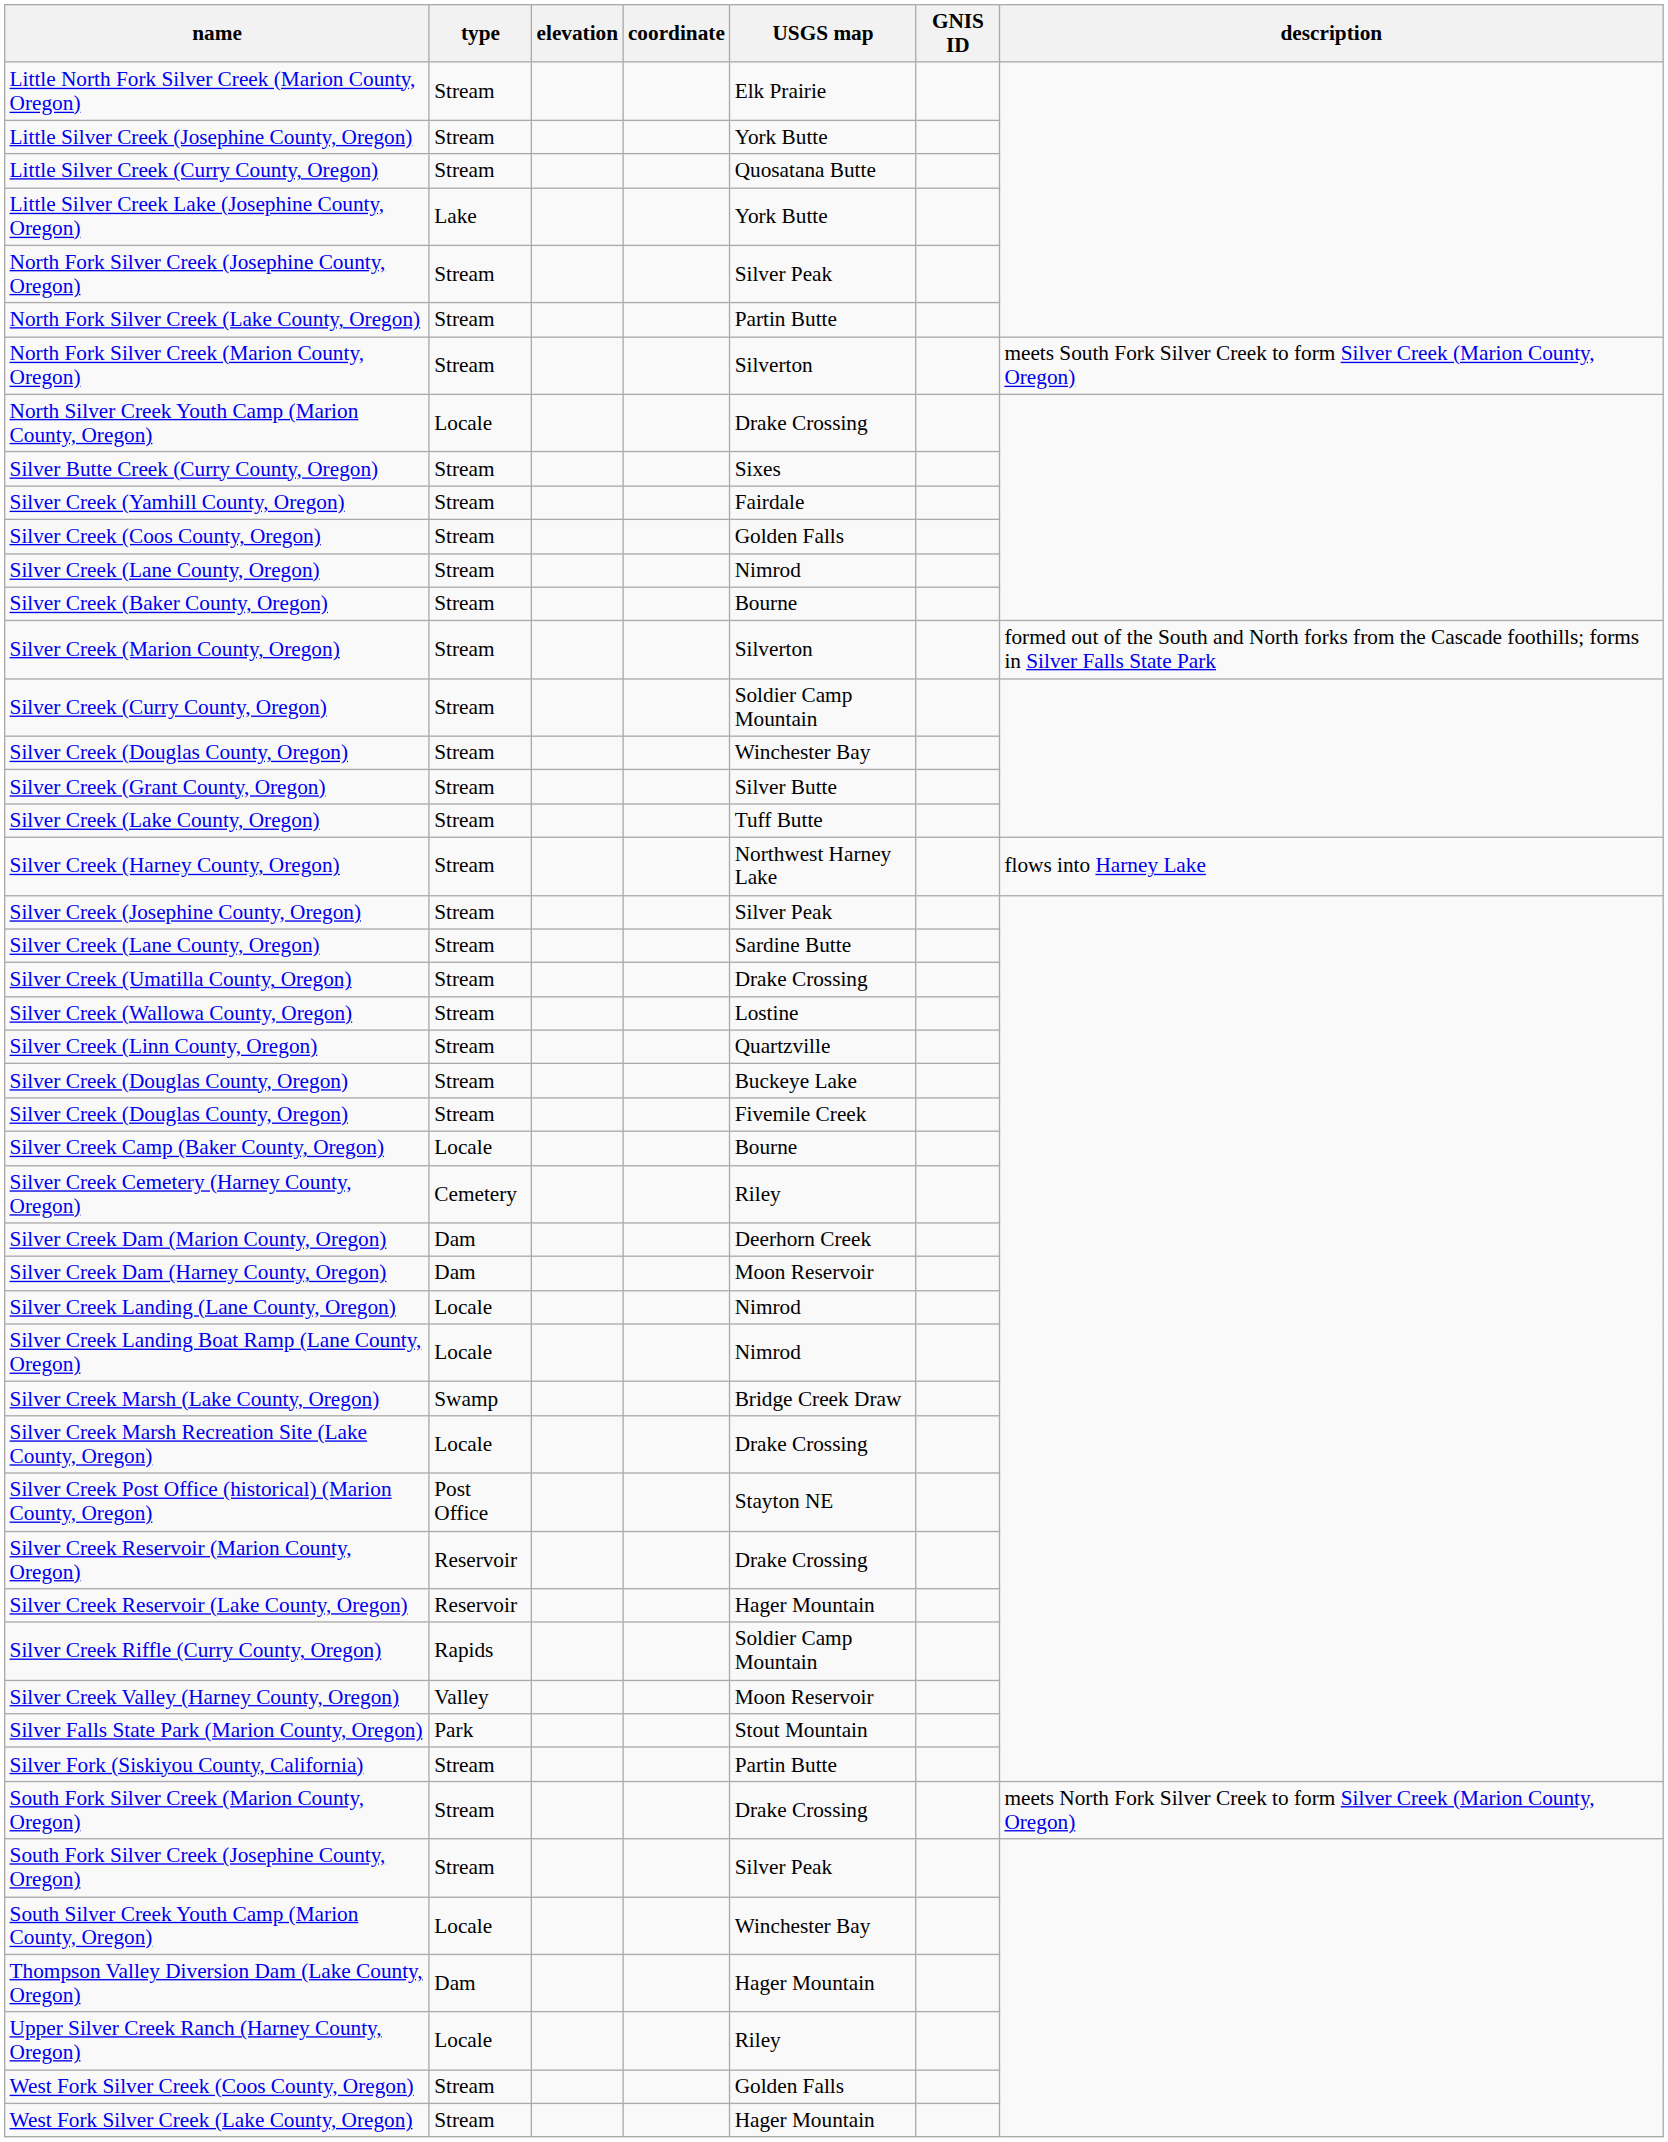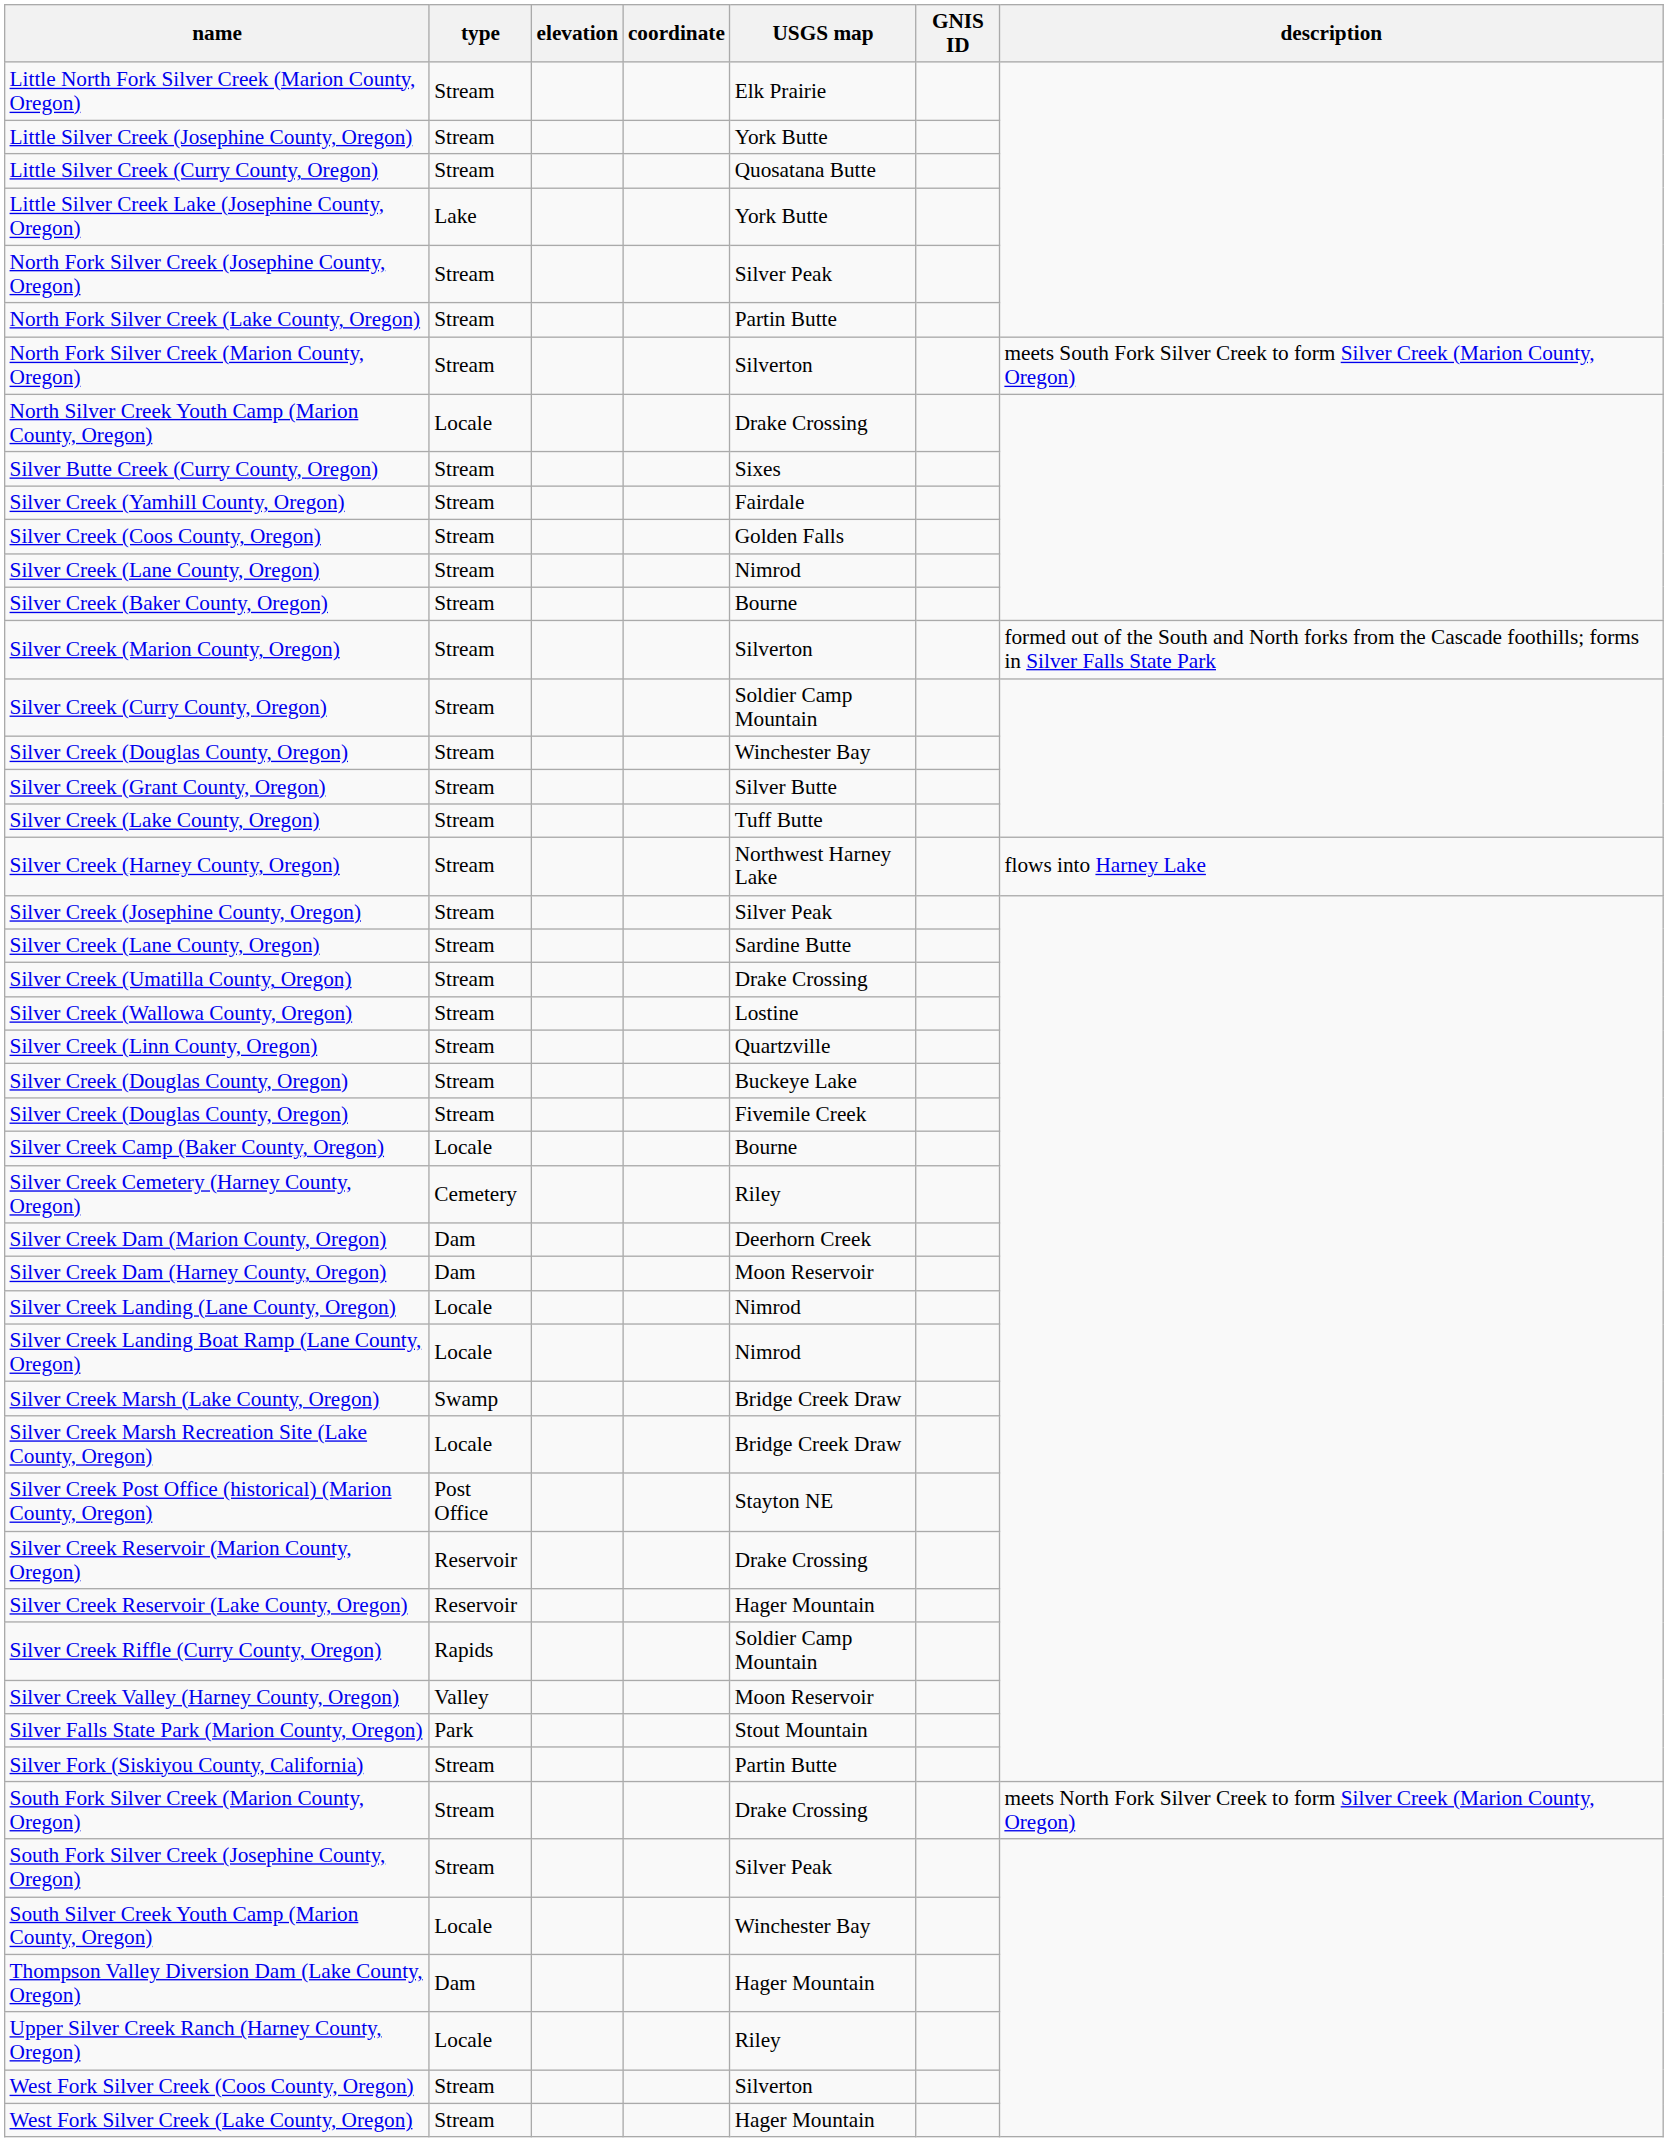(801, 1444) Drake Crossing -> (818, 1444) Bridge Creek Draw
(789, 2086) Golden Falls -> (774, 2086) Silverton
